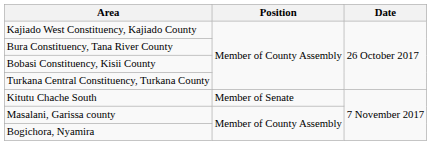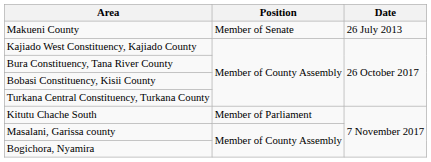+ row: (43, 30)
(254, 98) Member of Senate -> (263, 115) Member of Parliament
